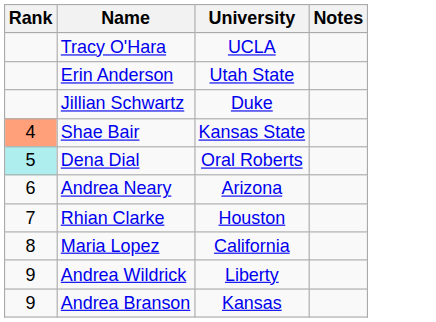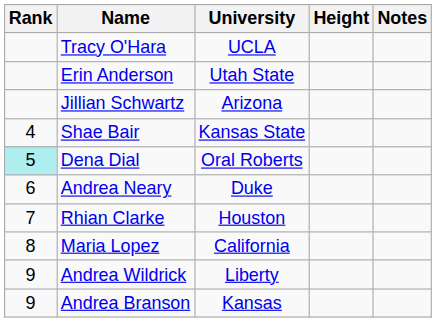+ column: (341, 18)
(252, 103) Duke -> (252, 103) Arizona
(31, 132) lightsalmon background -> (31, 132) no background
(252, 189) Arizona -> (252, 189) Duke
